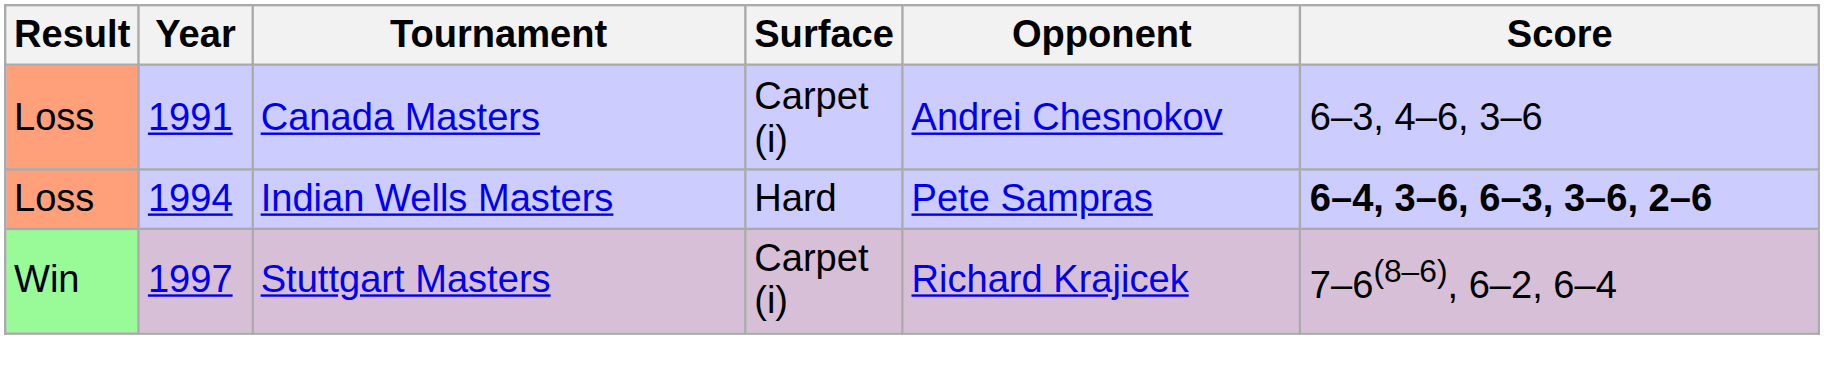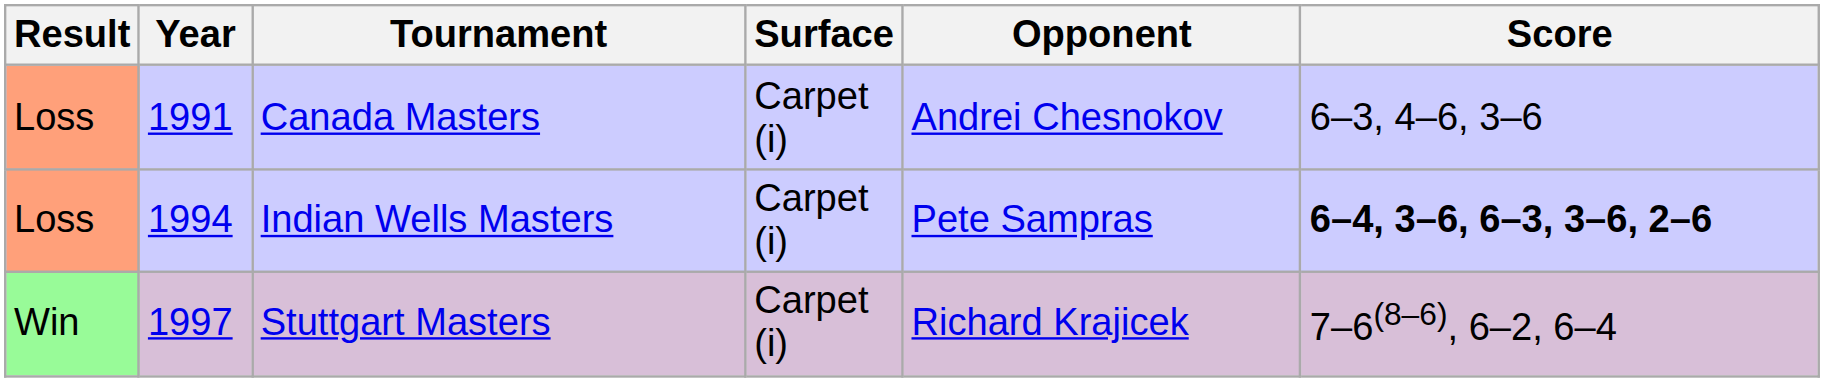(795, 198) Hard -> (811, 219) Carpet (i)
